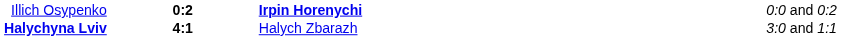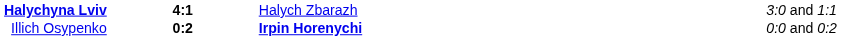rows swapped: (55, 28) <-> (59, 10)
